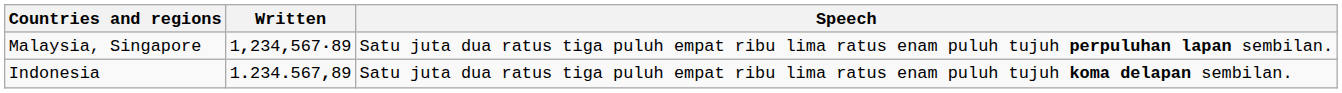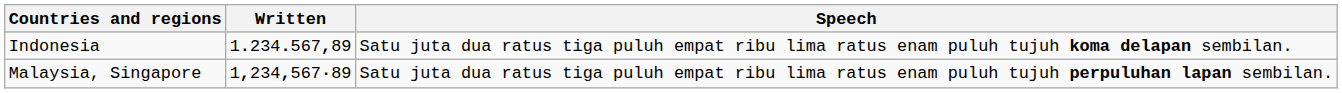rows swapped: (54, 74) <-> (105, 46)
